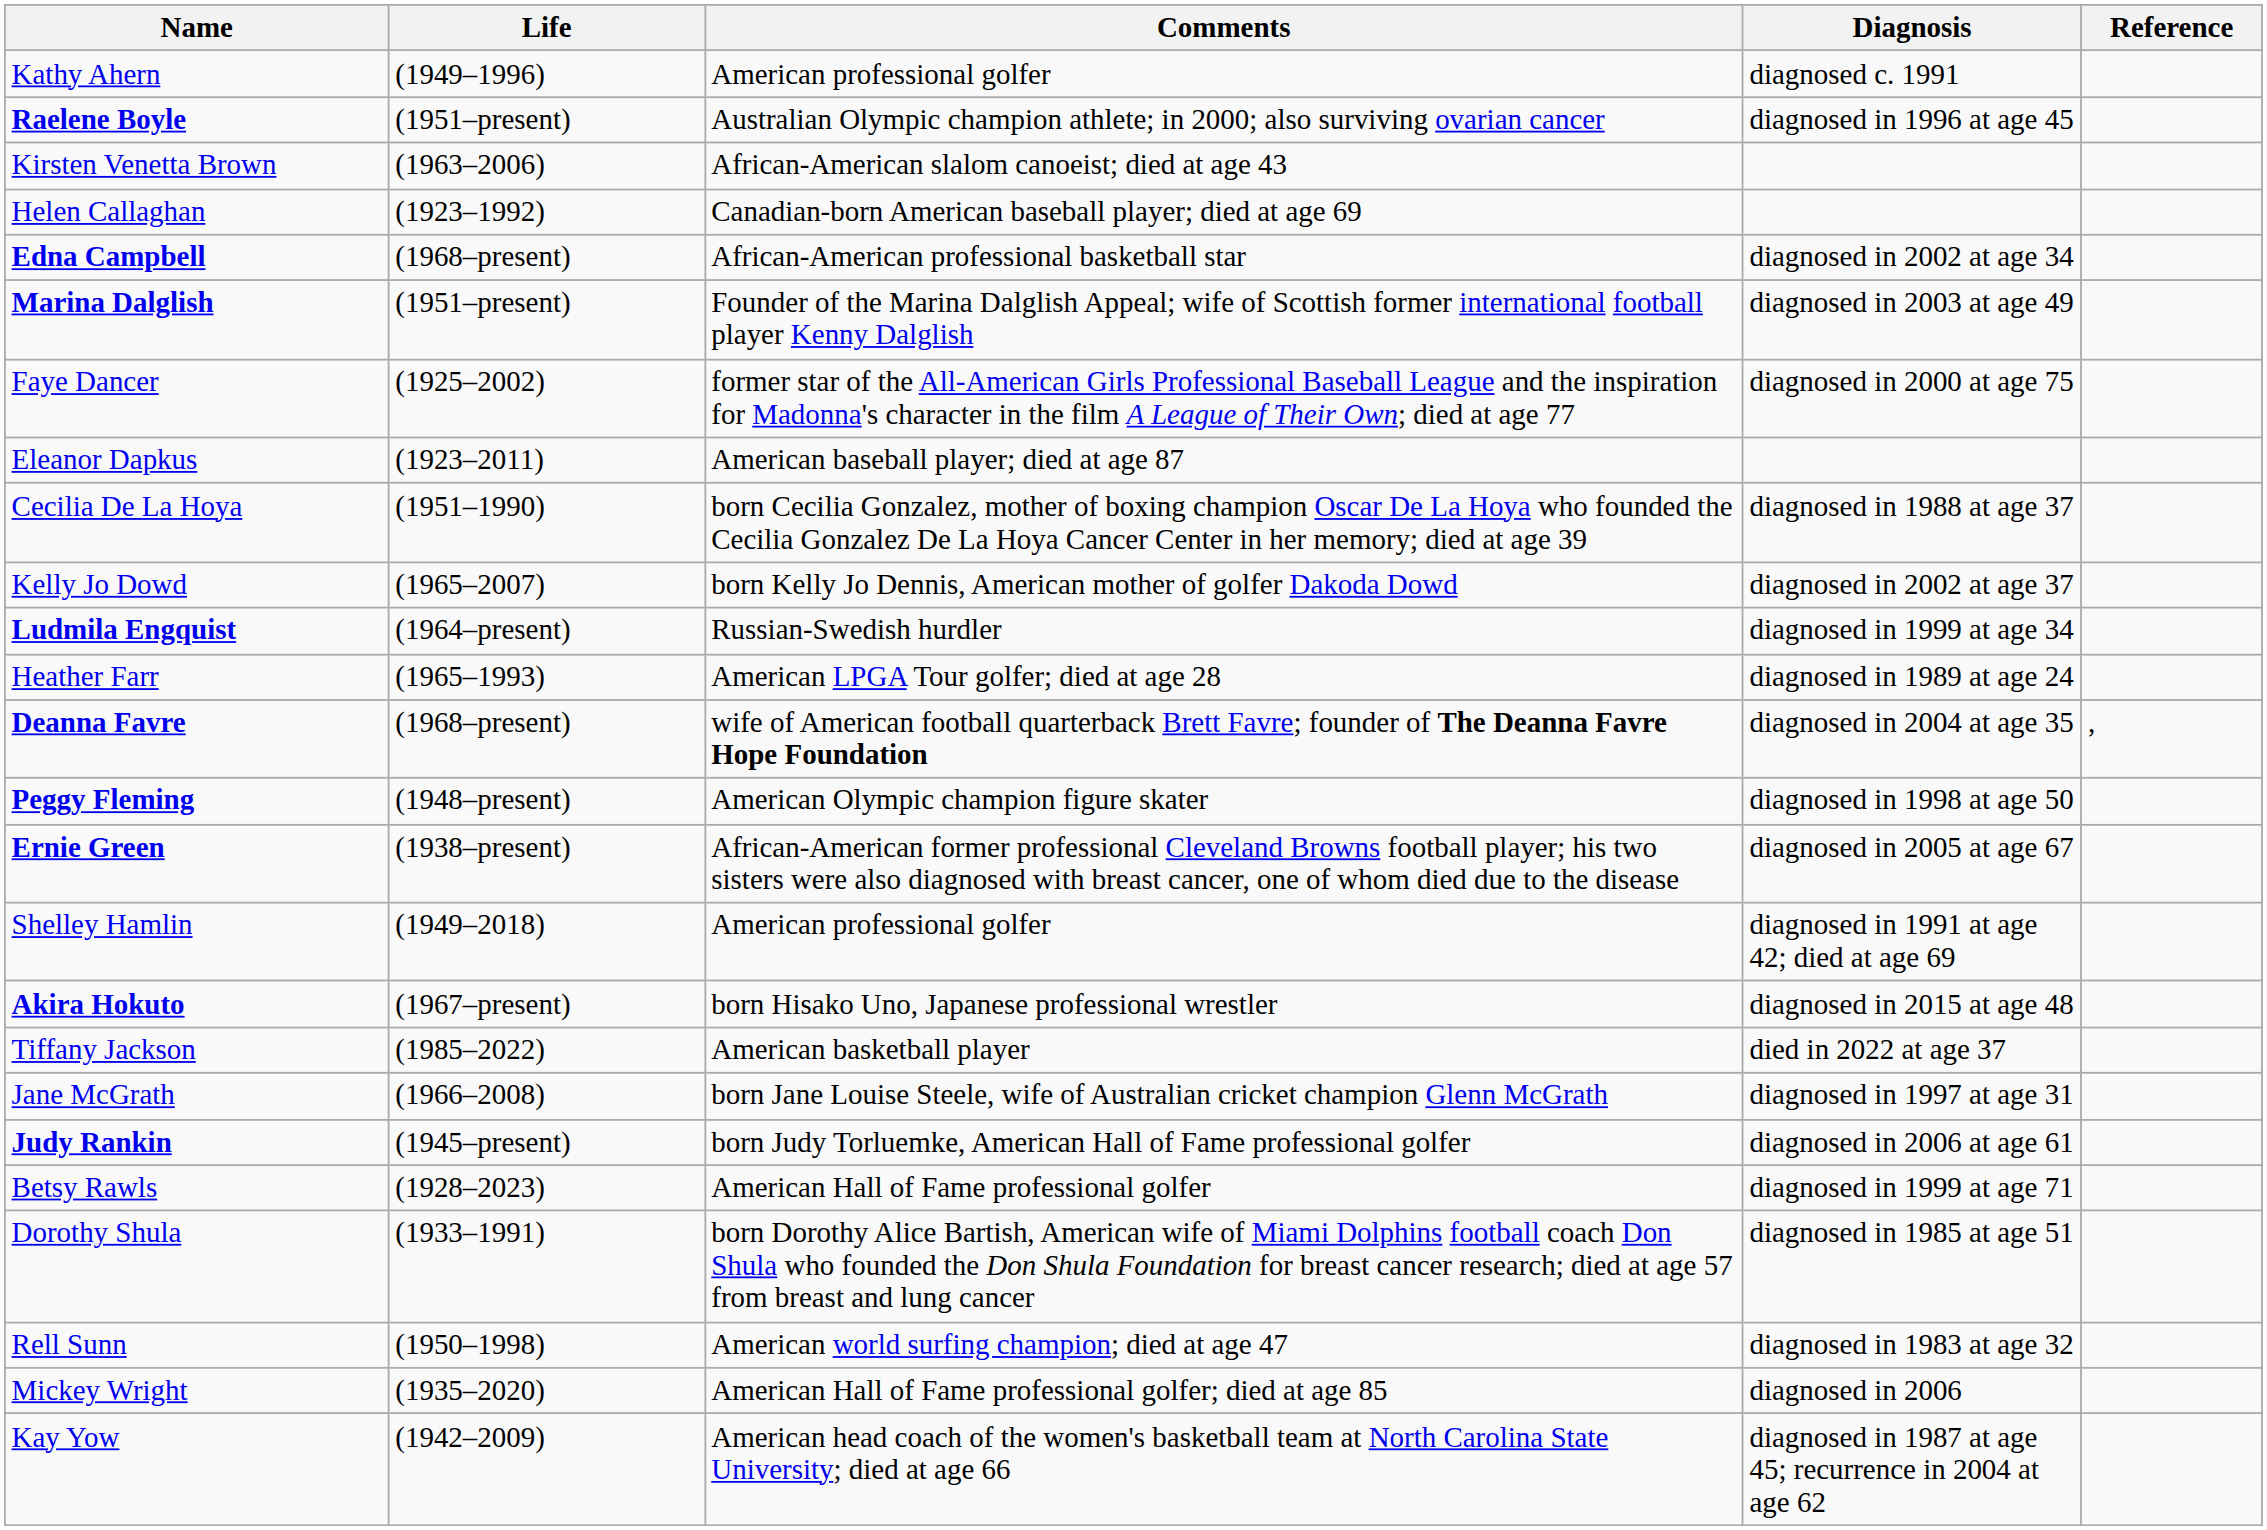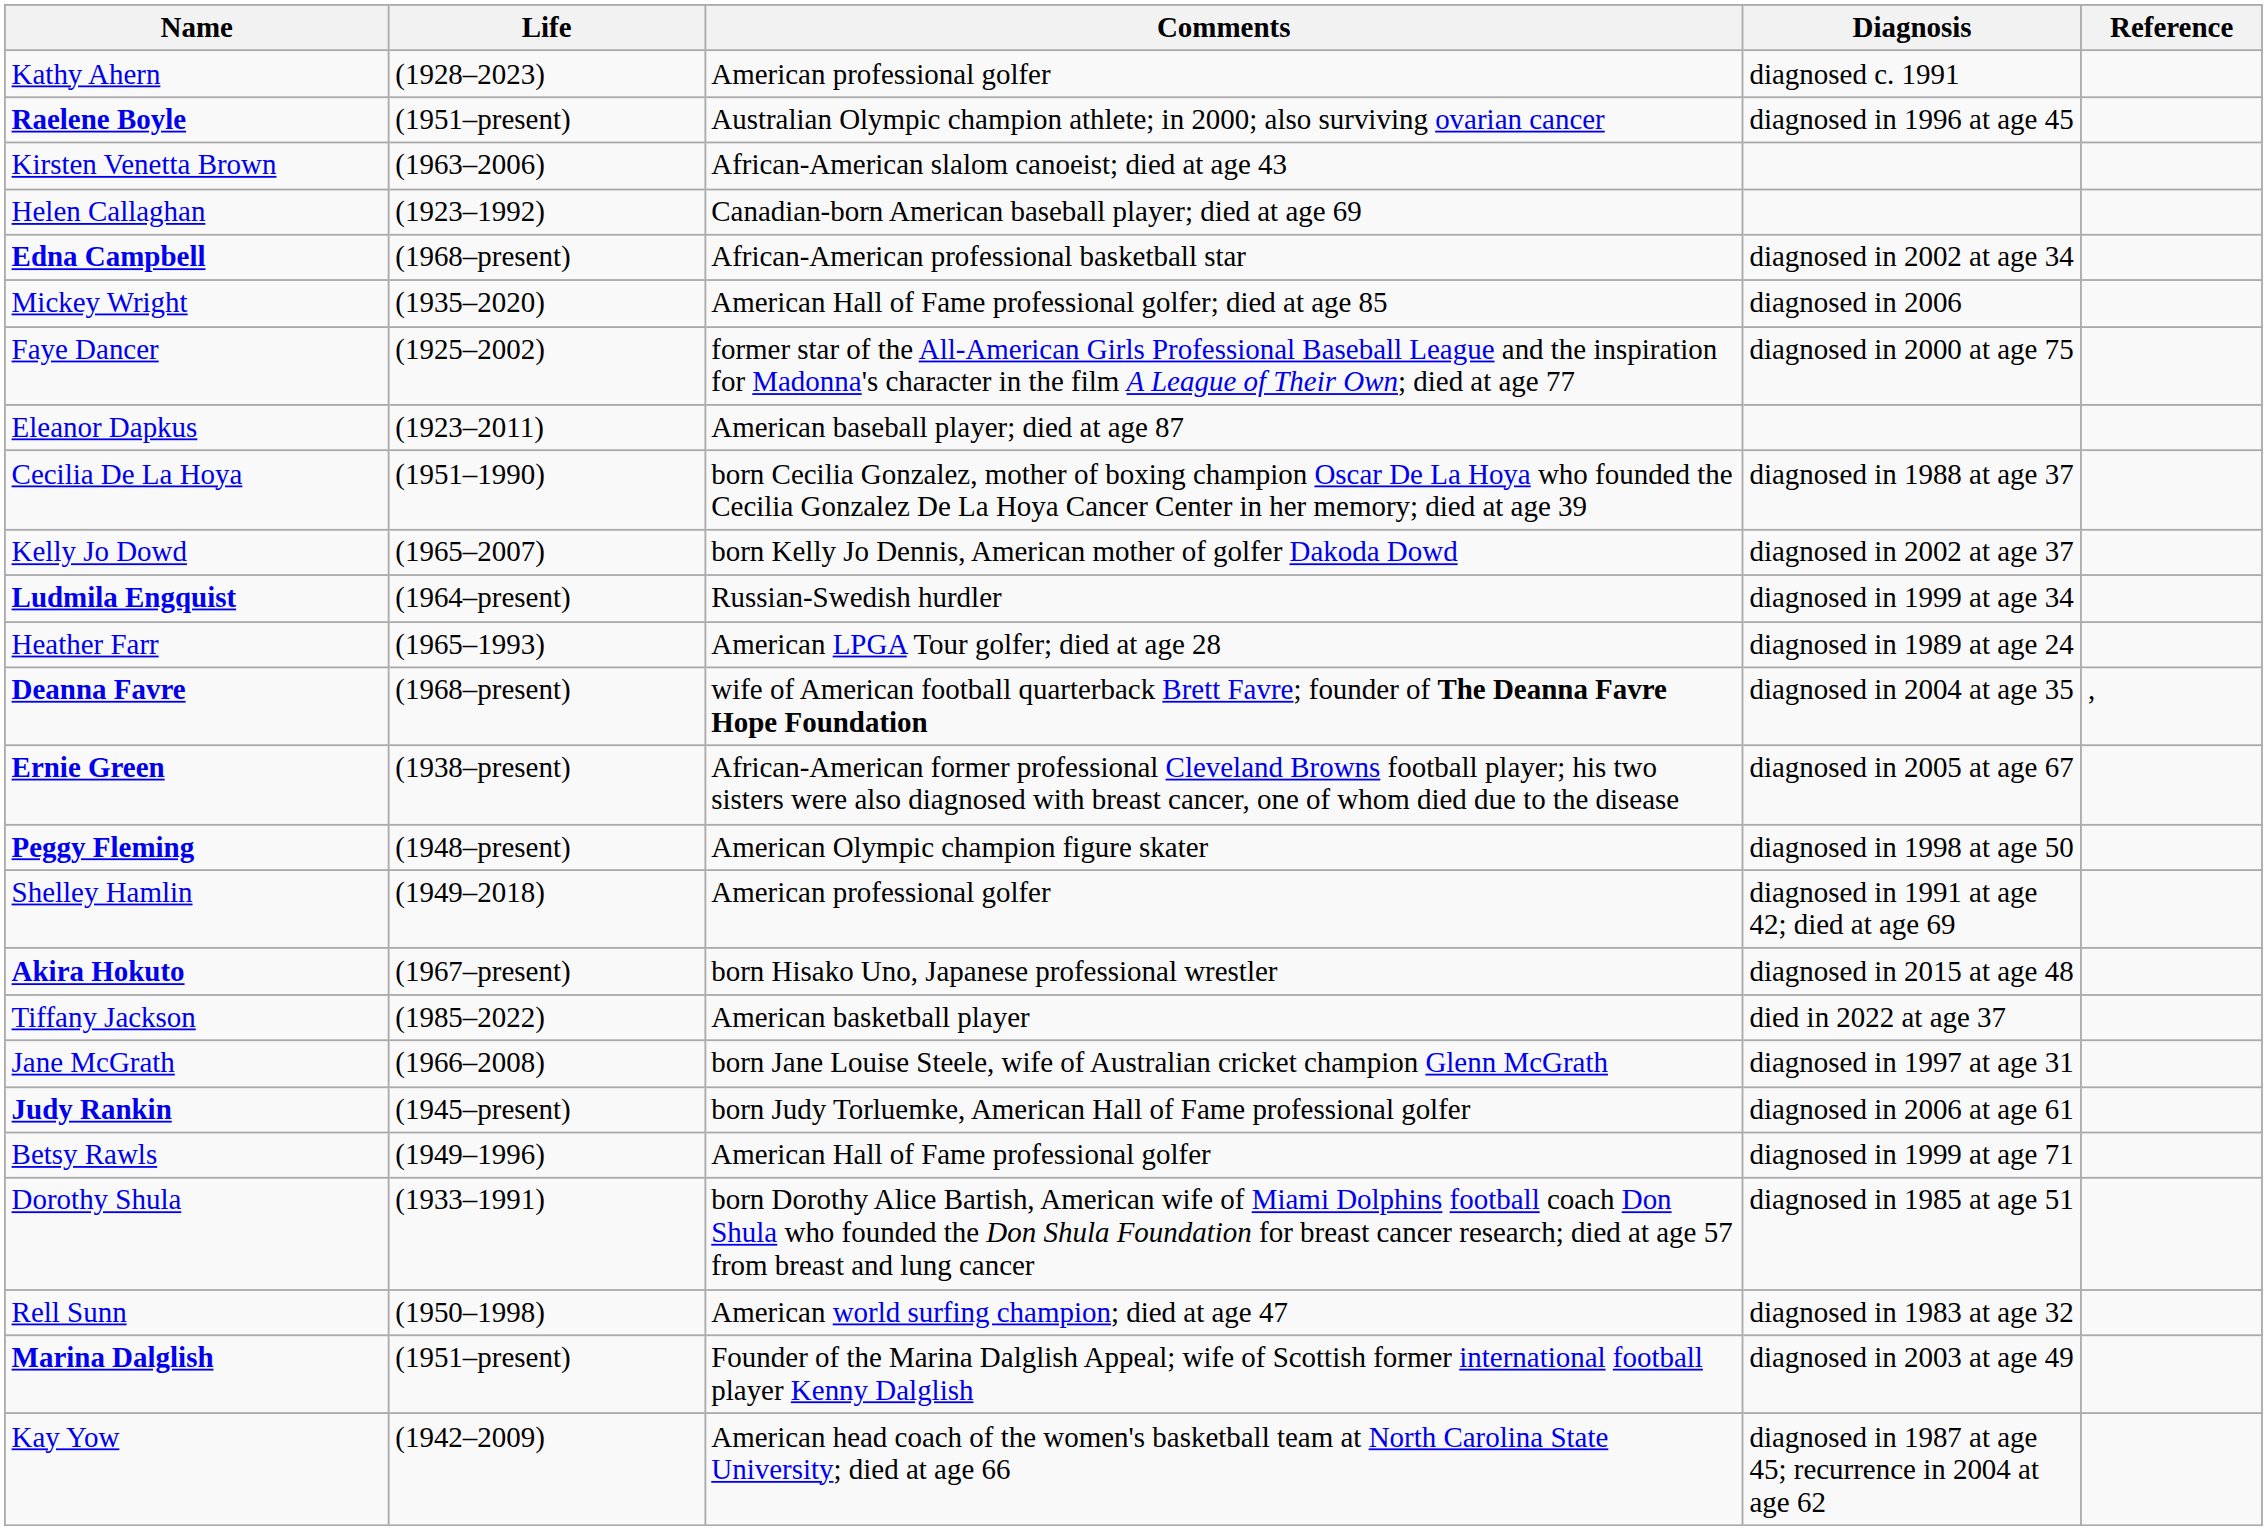(470, 73) (1949–1996) -> (470, 73) (1928–2023)
rows swapped: (113, 303) <-> (100, 1390)
rows swapped: (103, 800) <-> (88, 846)
(470, 1187) (1928–2023) -> (470, 1154) (1949–1996)
